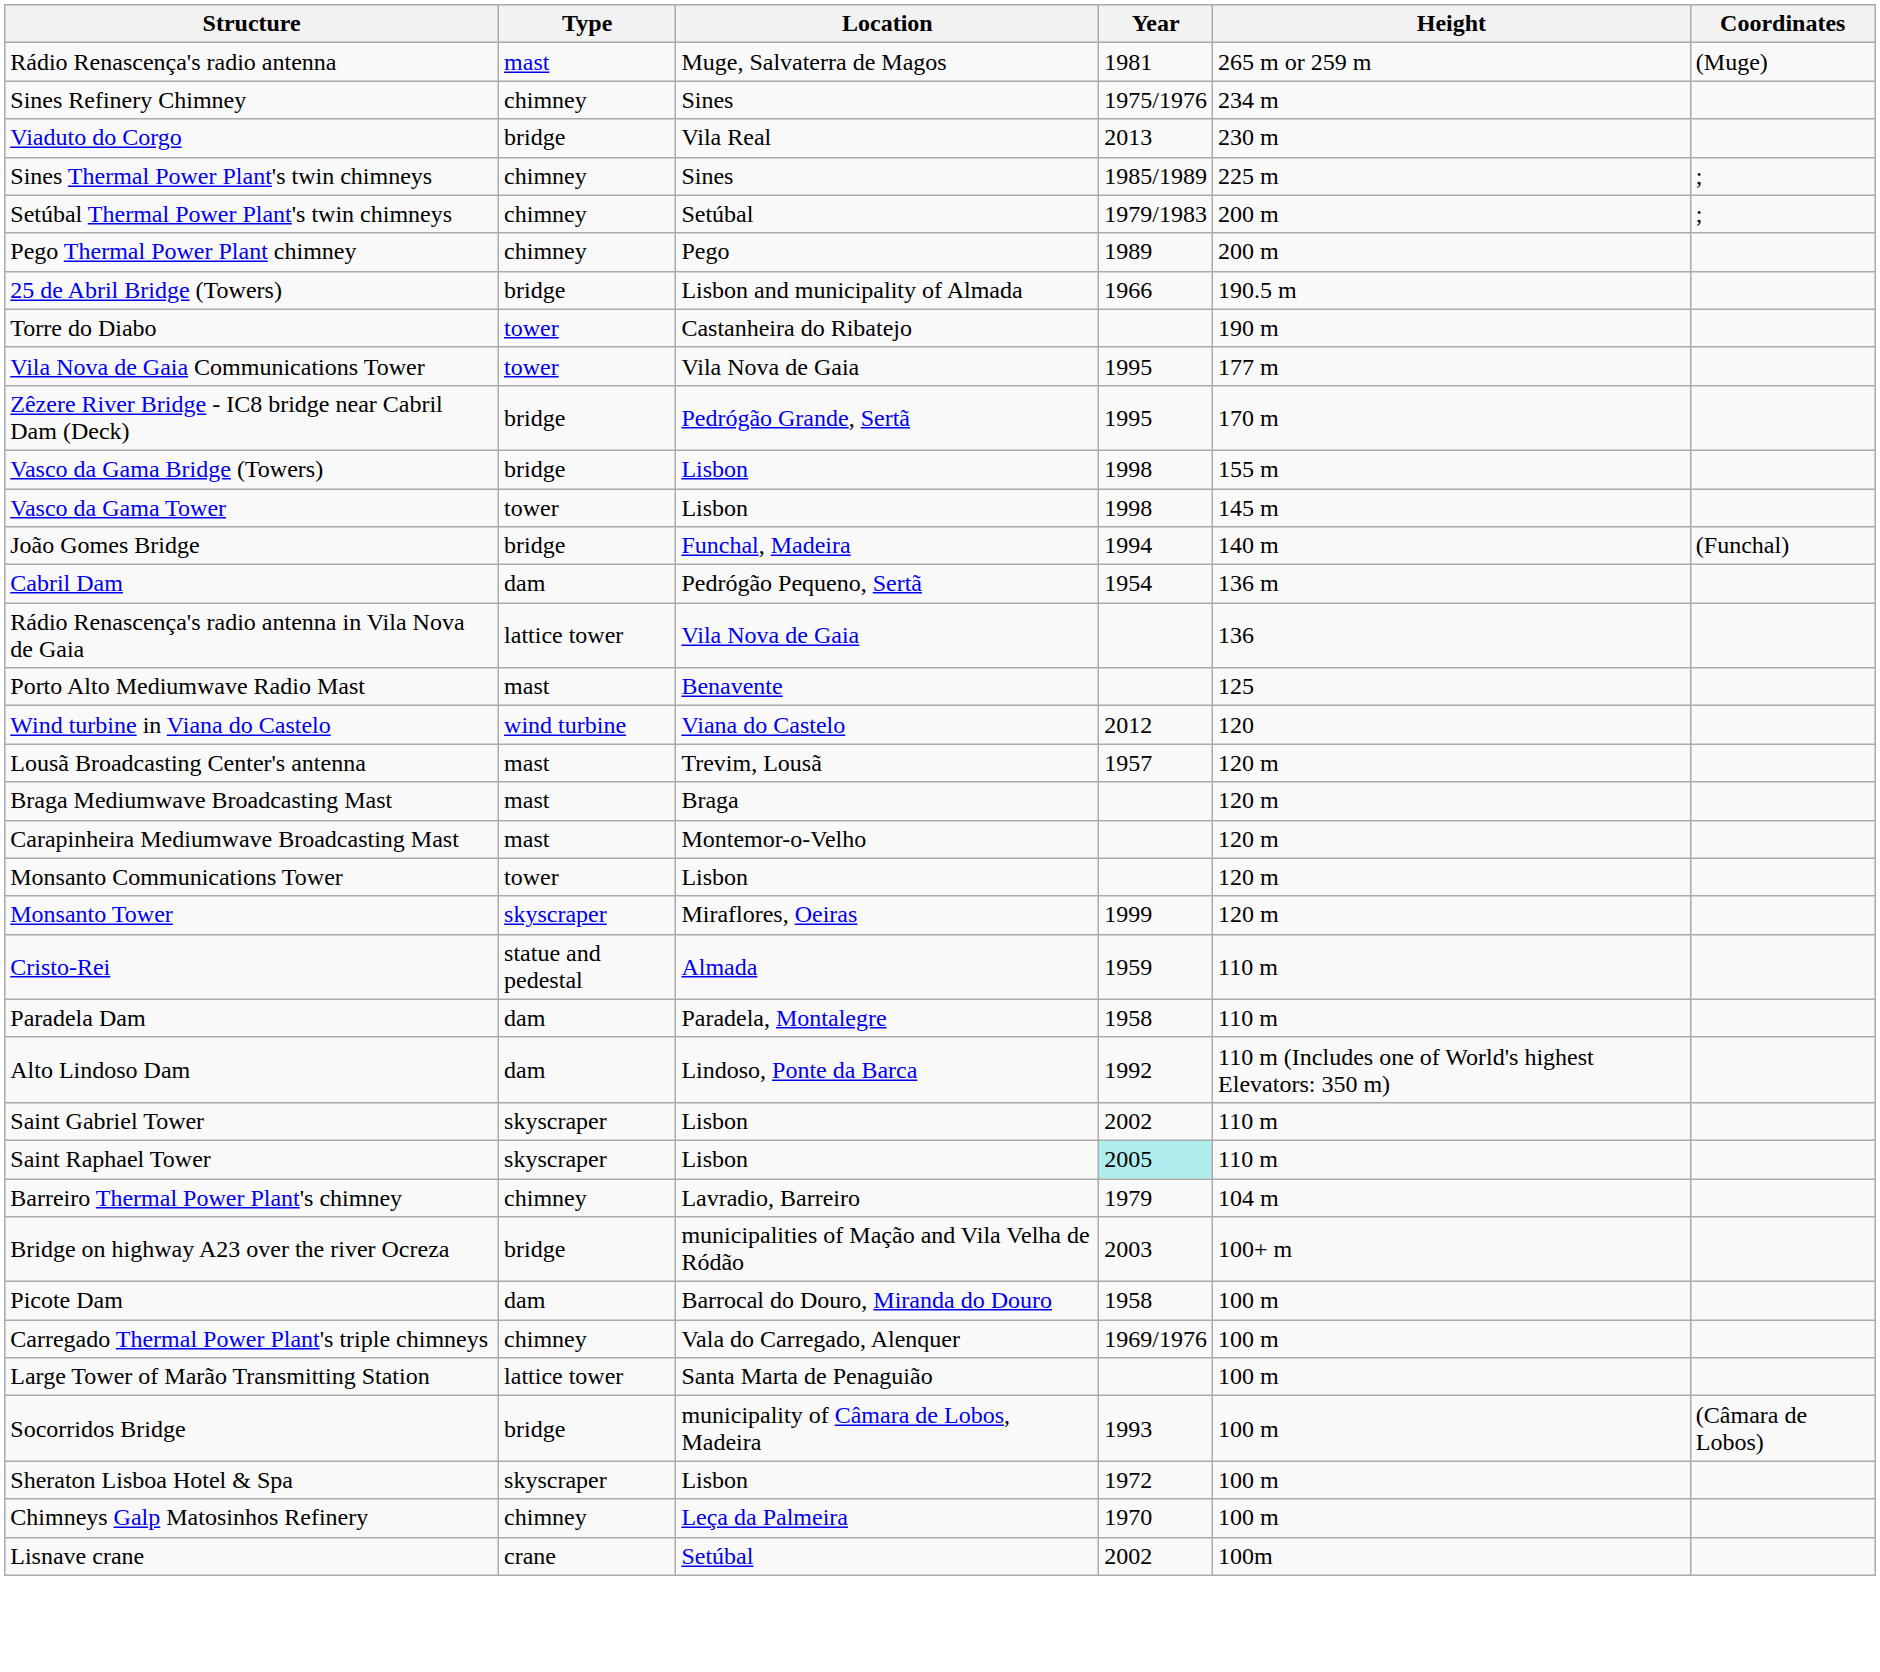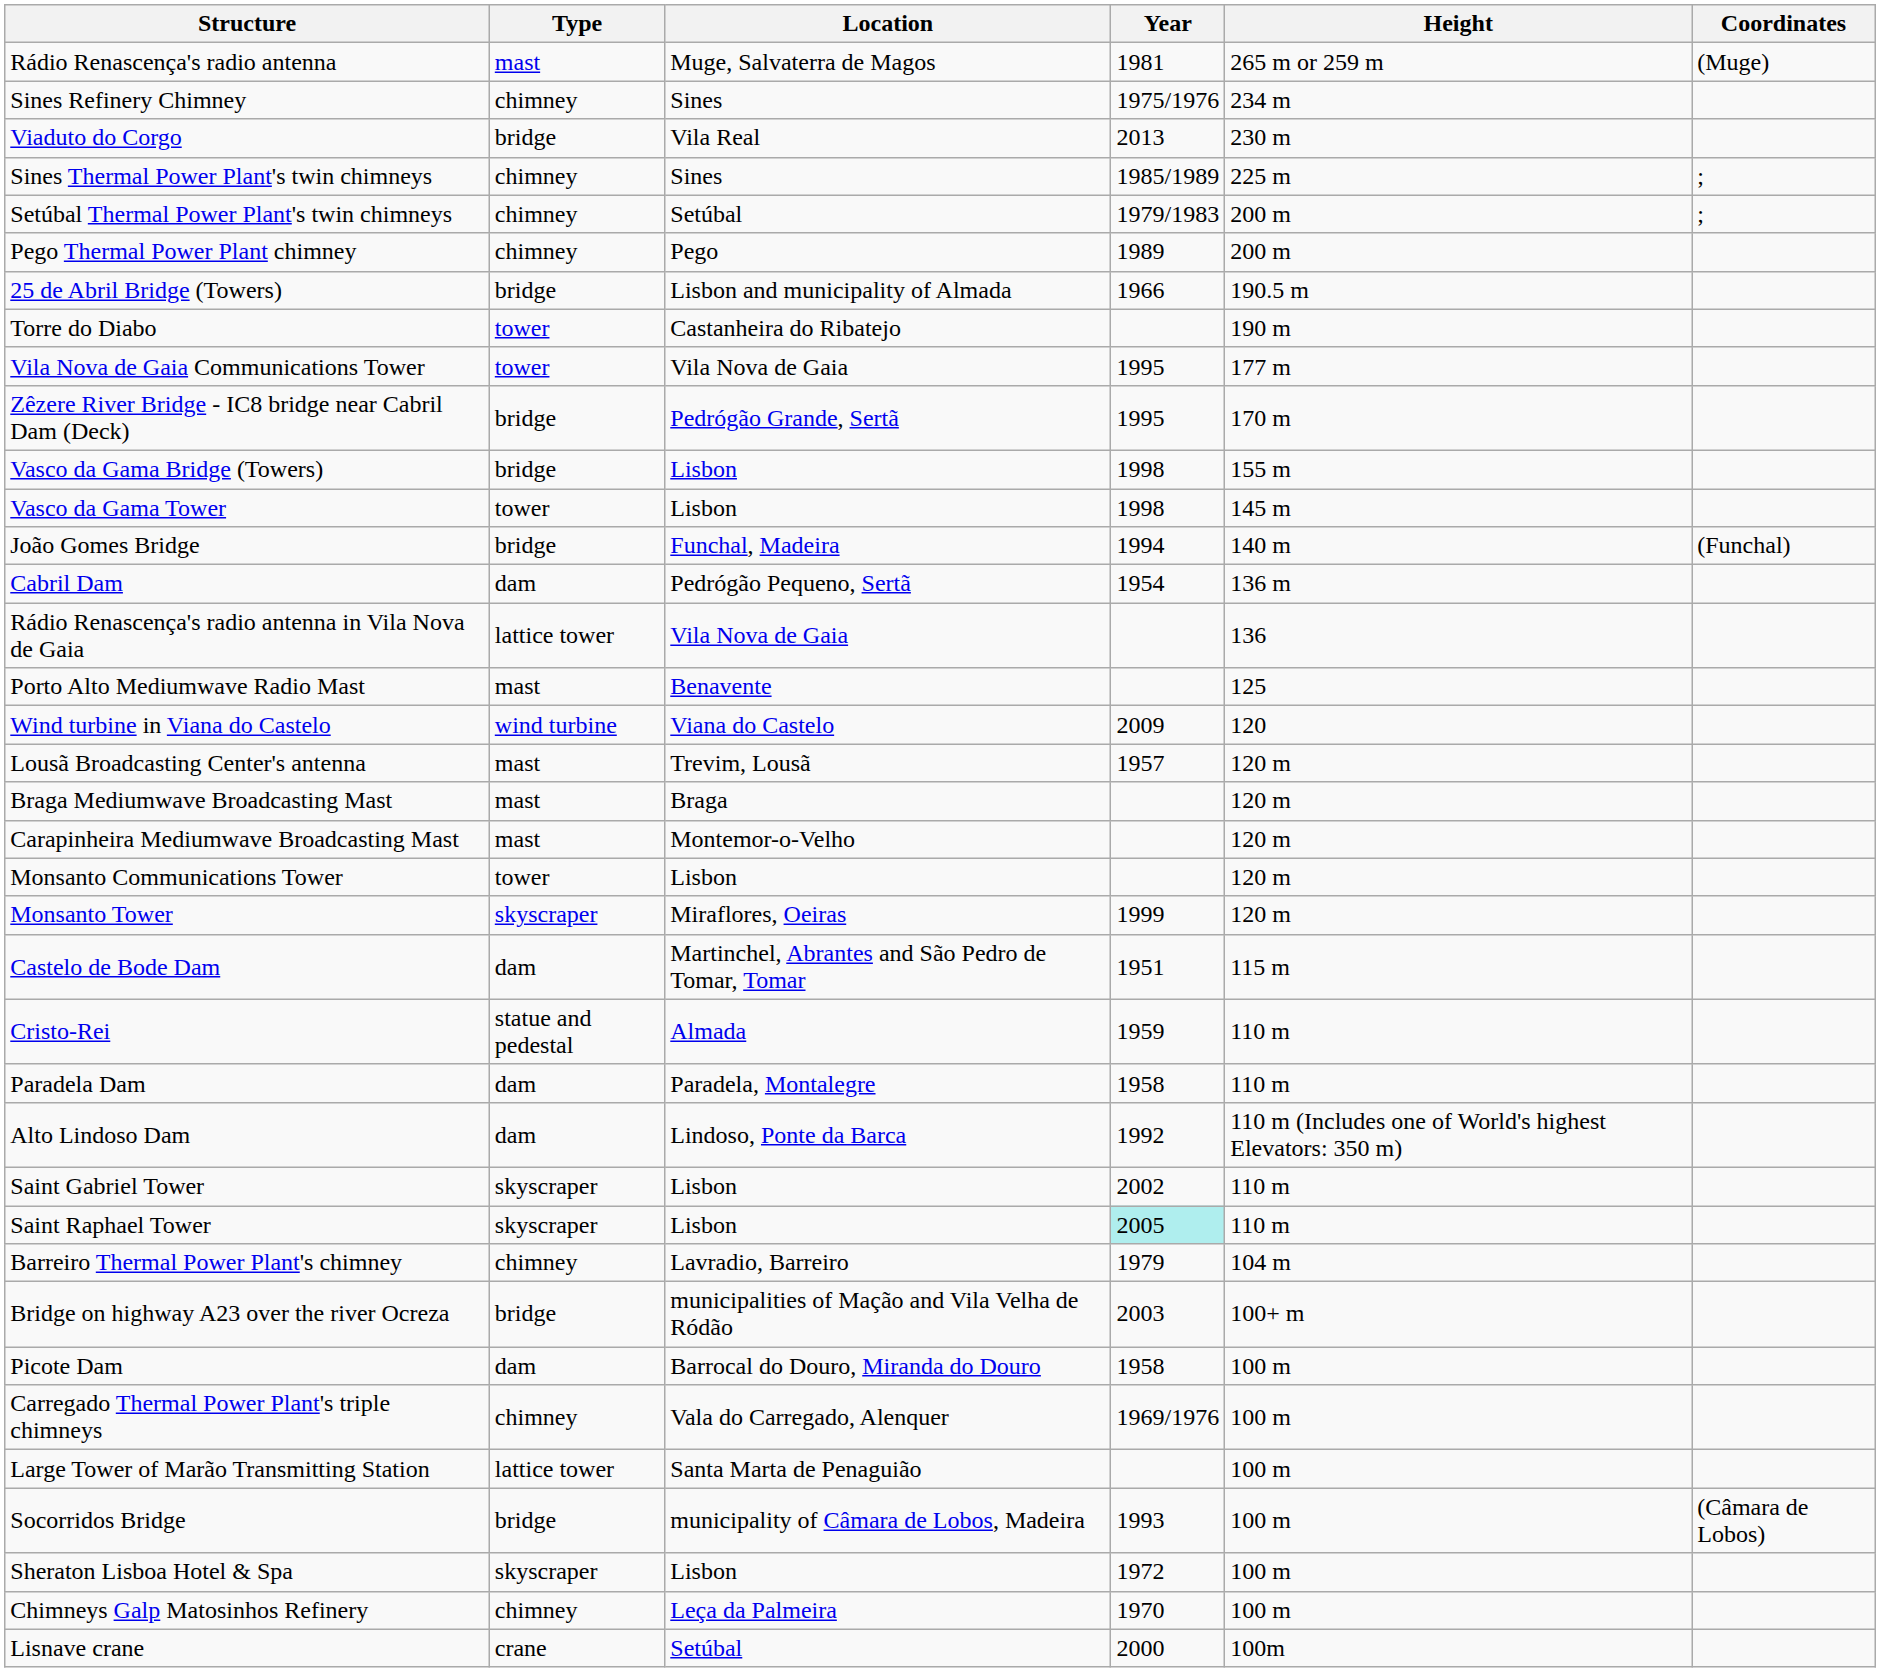(1128, 724) 2012 -> (1141, 724) 2009
+ row: (115, 966)
(1128, 1555) 2002 -> (1141, 1647) 2000
